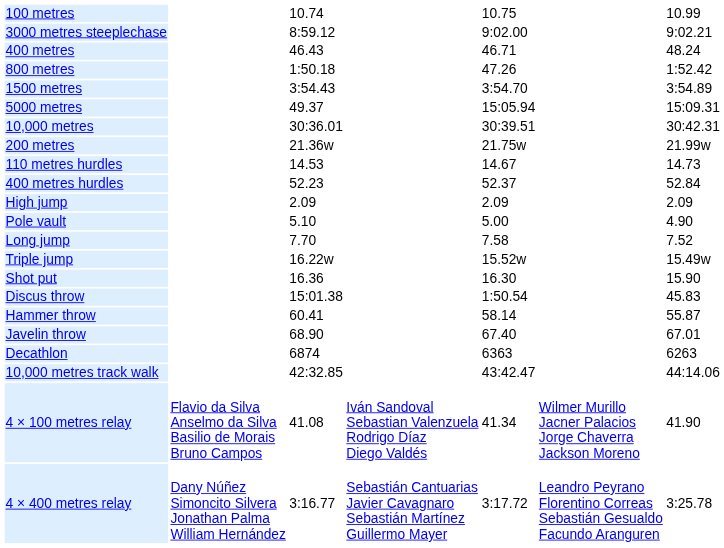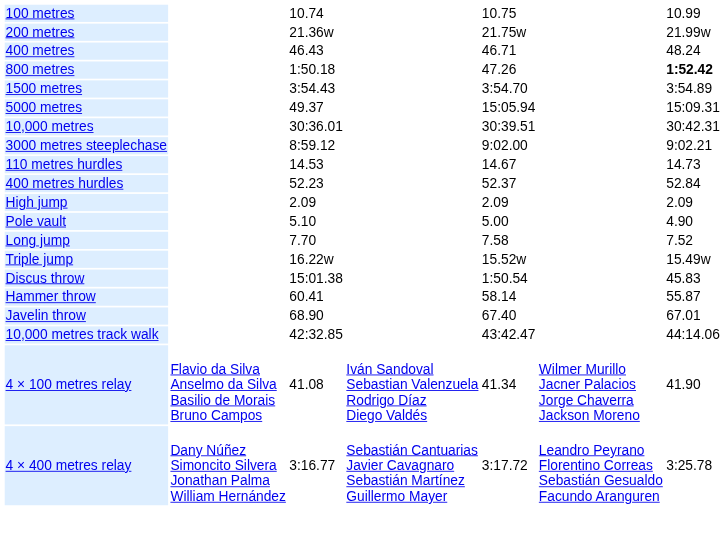rows swapped: (40, 145) <-> (86, 32)
(689, 70) normal -> (690, 70) bold
- row: (31, 278)
- row: (37, 353)
